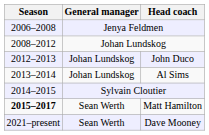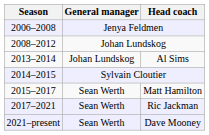- row: (173, 59)
(33, 106) bold -> (33, 91) normal
+ row: (173, 106)
